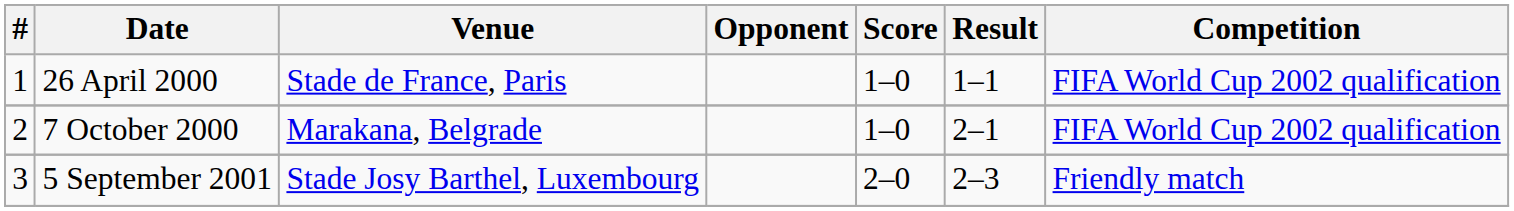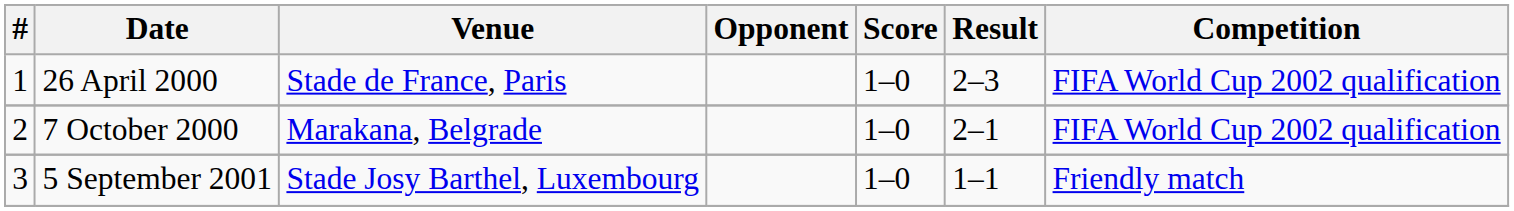(976, 79) 1–1 -> (976, 79) 2–3
(887, 179) 2–0 -> (887, 179) 1–0
(976, 179) 2–3 -> (976, 179) 1–1
